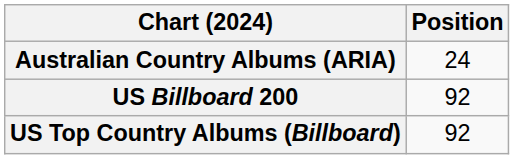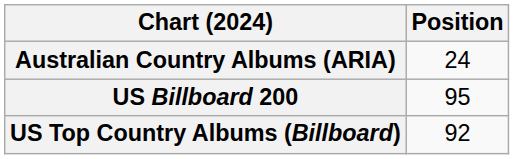(458, 97) 92 -> (458, 97) 95
